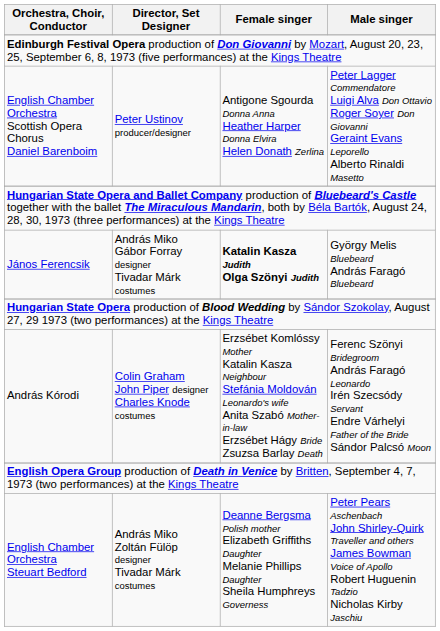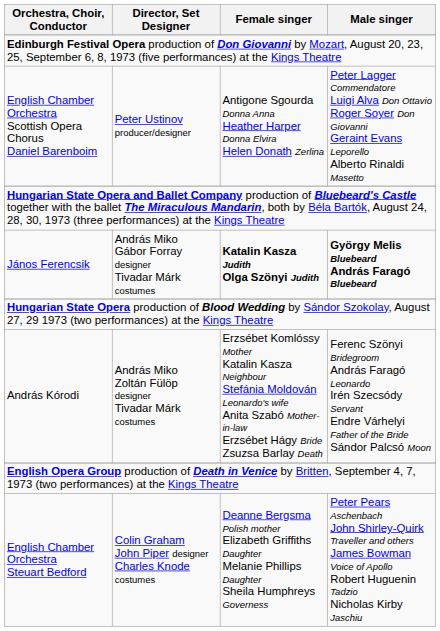(368, 264) normal -> (370, 264) bold
(162, 396) Colin Graham John Piper designer Charles Knode costumes -> (148, 396) András Miko Zoltán Fülöp designer Tivadar Márk costumes
(148, 560) András Miko Zoltán Fülöp designer Tivadar Márk costumes -> (162, 560) Colin Graham John Piper designer Charles Knode costumes
